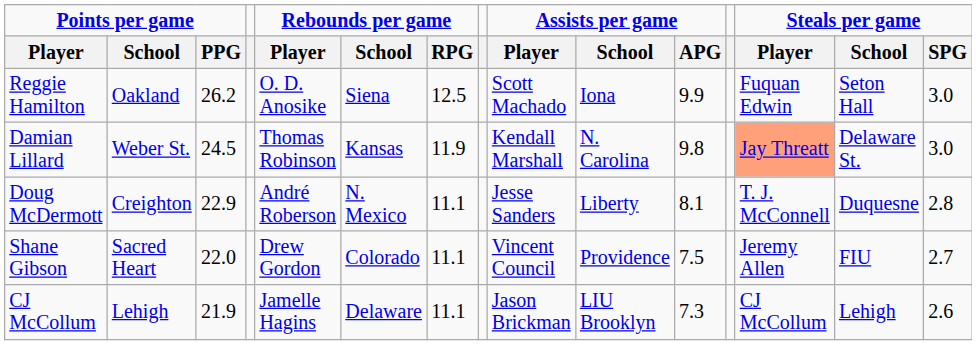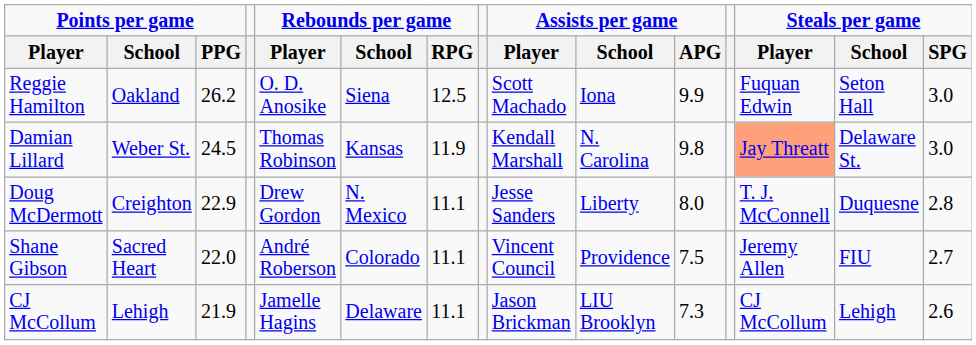(298, 203) André Roberson -> (290, 203) Drew Gordon
(692, 203) 8.1 -> (692, 203) 8.0
(290, 257) Drew Gordon -> (298, 257) André Roberson
